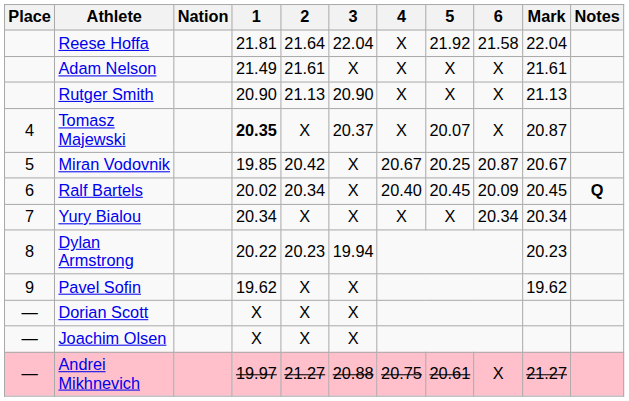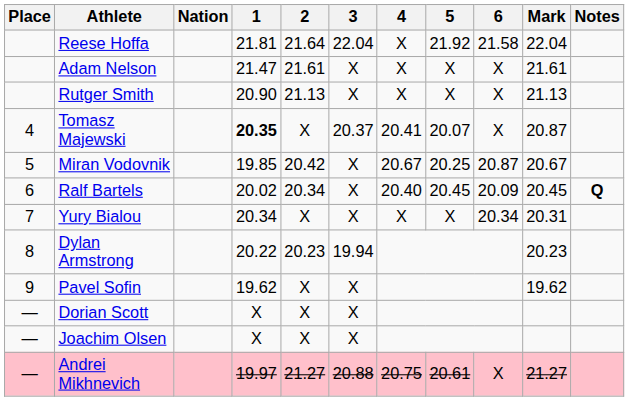(256, 69) 21.49 -> (256, 69) 21.47
(353, 95) 20.90 -> (353, 95) X
(401, 130) X -> (401, 130) 20.41
(547, 216) 20.34 -> (547, 216) 20.31
